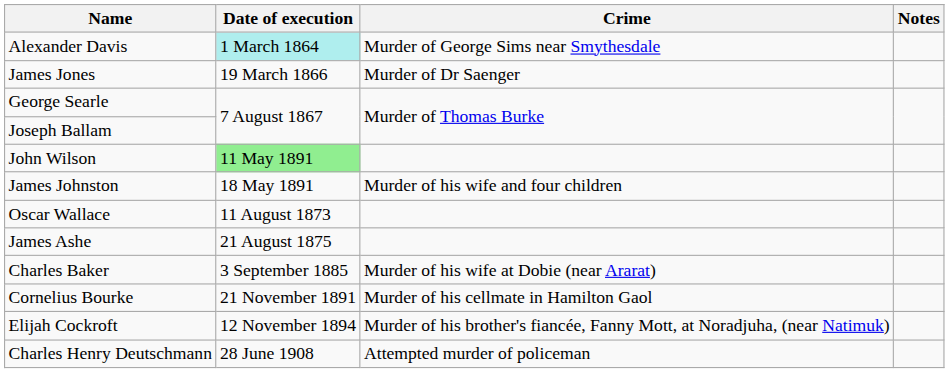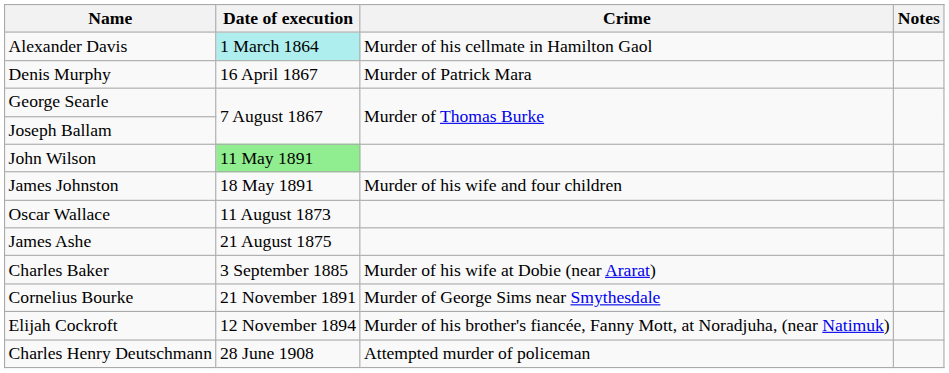(512, 46) Murder of George Sims near Smythesdale -> (508, 46) Murder of his cellmate in Hamilton Gaol
- row: (52, 74)
+ row: (60, 74)
(508, 297) Murder of his cellmate in Hamilton Gaol -> (512, 297) Murder of George Sims near Smythesdale
